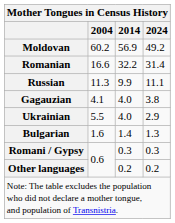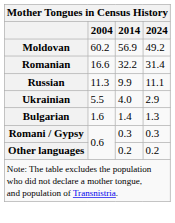- row: (46, 99)
